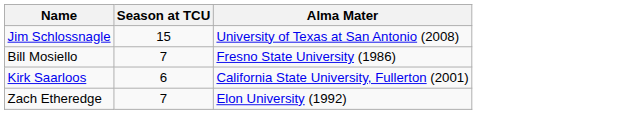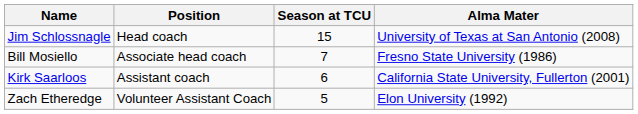+ column: (194, 15)
(164, 99) 7 -> (324, 99) 5
